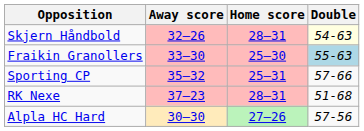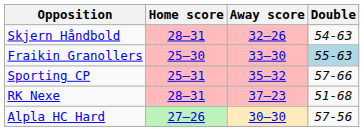columns swapped: (267, 15) <-> (186, 15)
(333, 35) lightyellow background -> (333, 35) no background
